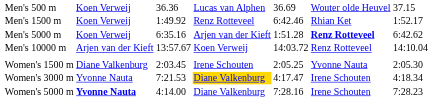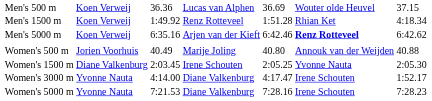(288, 21) 6:42.46 -> (278, 21) 1:51.28
(408, 21) 1:52.17 -> (412, 21) 4:18.34
(288, 34) 1:51.28 -> (278, 34) 6:42.46
- row: (36, 48)
+ row: (37, 51)
(171, 78) 7:21.53 -> (165, 78) 4:14.00
(229, 78) gold background -> (218, 78) no background
(408, 78) 4:18.34 -> (412, 78) 1:52.17
(106, 91) bold -> (104, 91) normal
(171, 91) 4:14.00 -> (165, 91) 7:21.53
